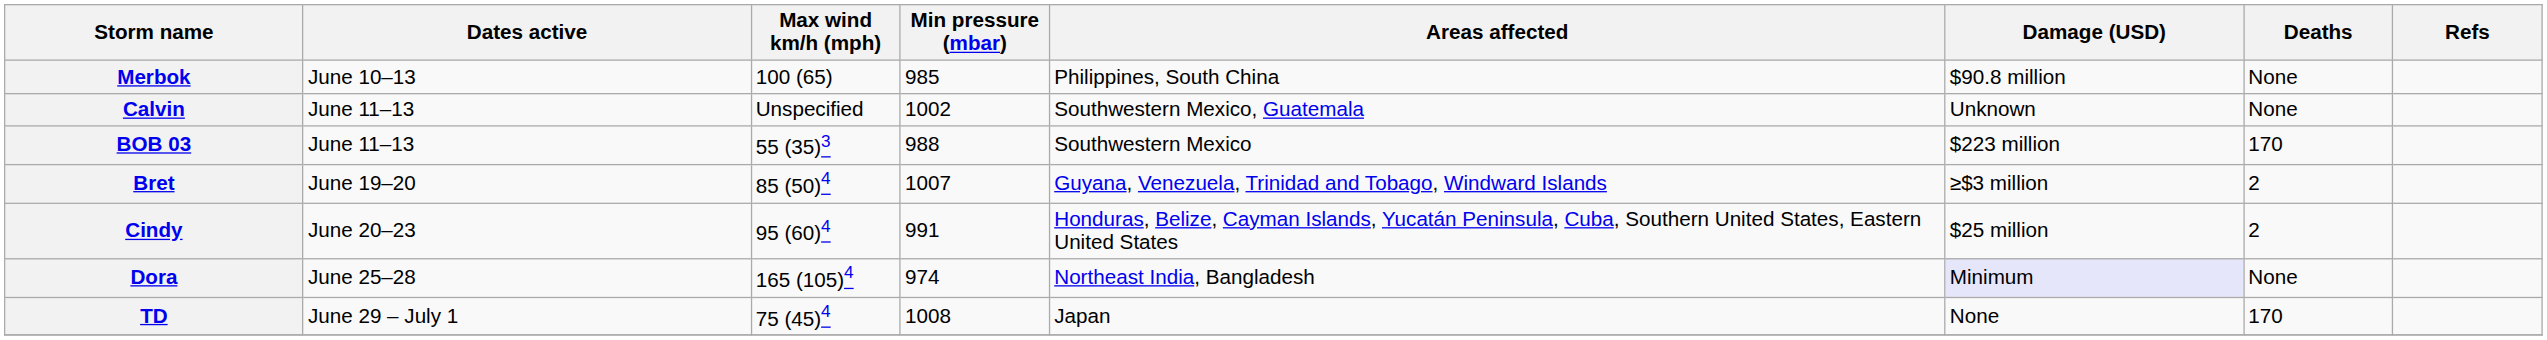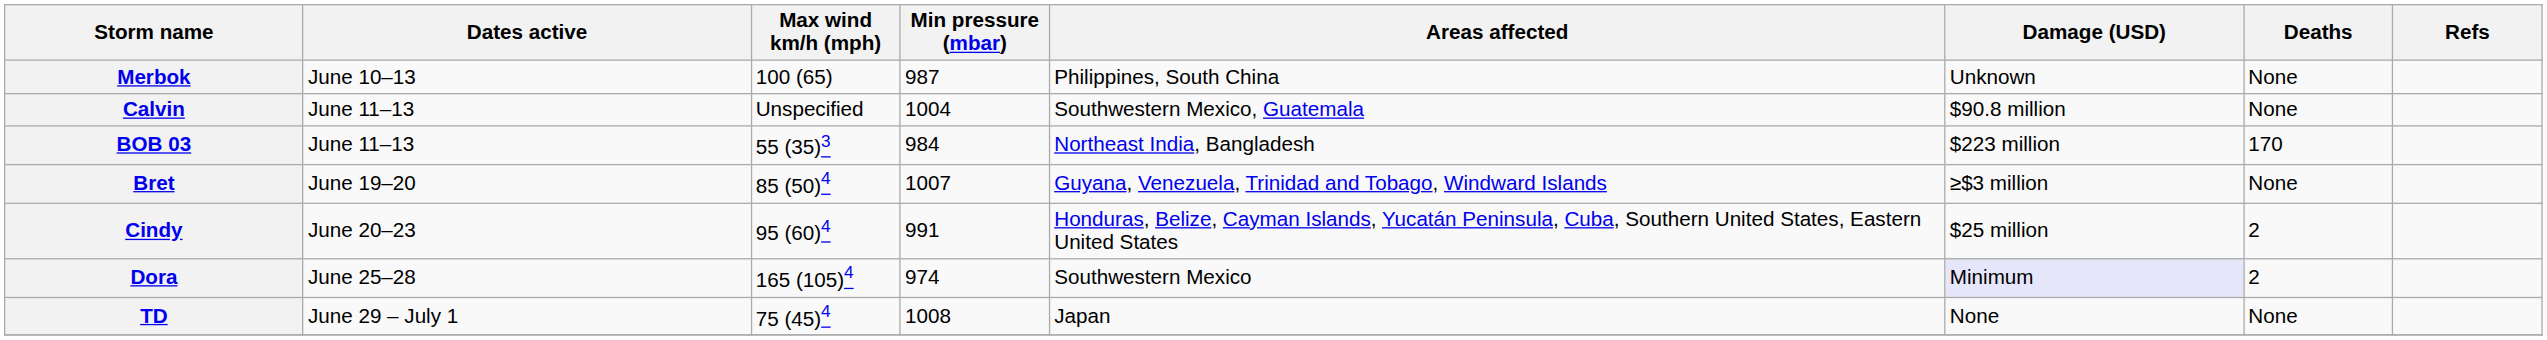(922, 76) 985 -> (922, 76) 987
(2008, 76) $90.8 million -> (1993, 76) Unknown
(928, 109) 1002 -> (928, 109) 1004
(1993, 109) Unknown -> (2008, 109) $90.8 million
(922, 145) 988 -> (922, 145) 984
(1153, 145) Southwestern Mexico -> (1184, 145) Northeast India, Bangladesh
(2254, 183) 2 -> (2273, 183) None
(1184, 277) Northeast India, Bangladesh -> (1153, 277) Southwestern Mexico
(2273, 277) None -> (2254, 277) 2
(2266, 315) 170 -> (2273, 315) None
